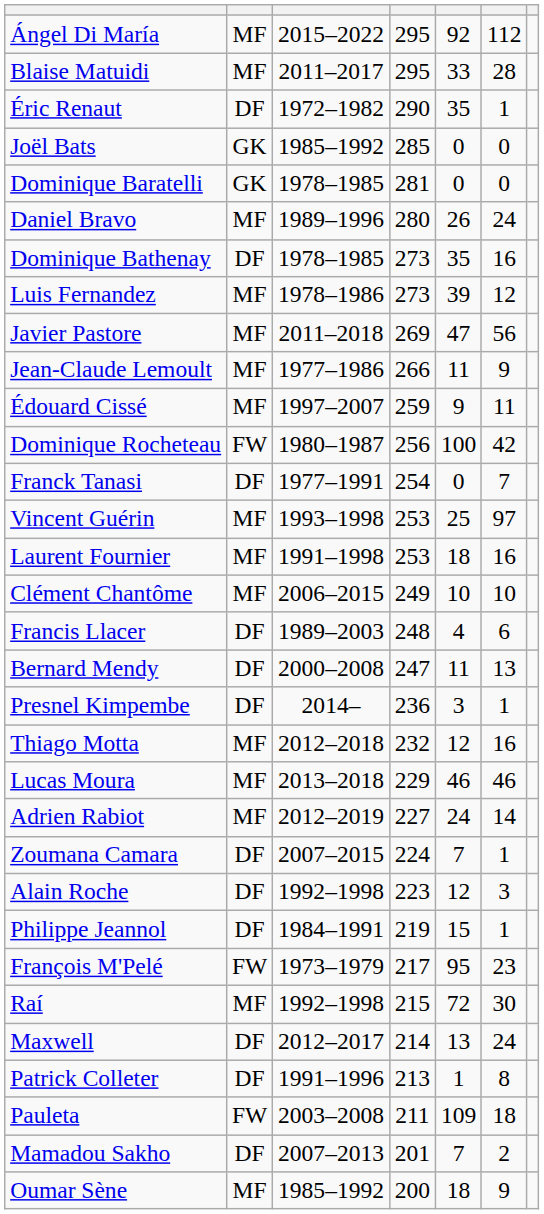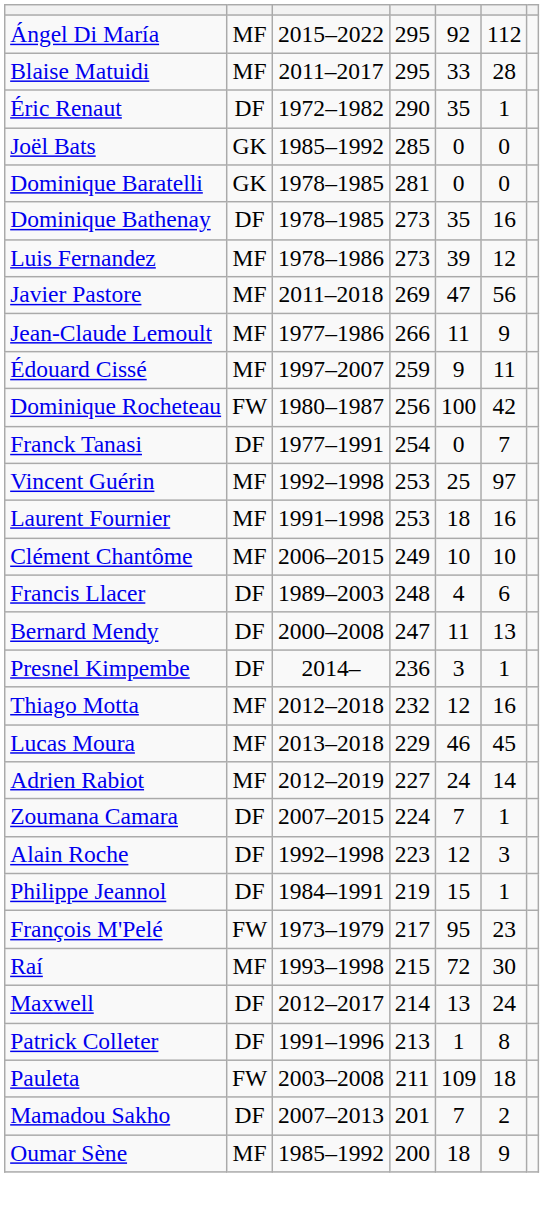- row: (73, 220)
(331, 518) 1993–1998 -> (331, 481) 1992–1998
(504, 780) 46 -> (504, 742) 45
(331, 1003) 1992–1998 -> (331, 966) 1993–1998
